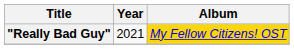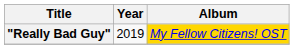(130, 34) 2021 -> (130, 34) 2019
